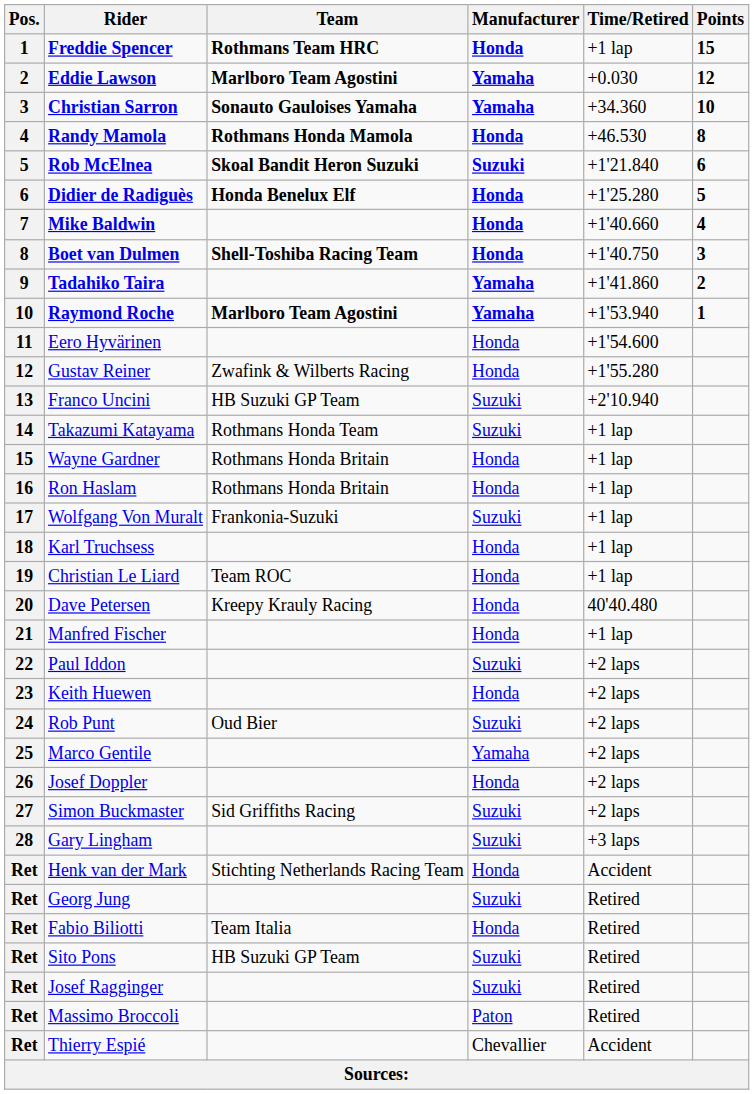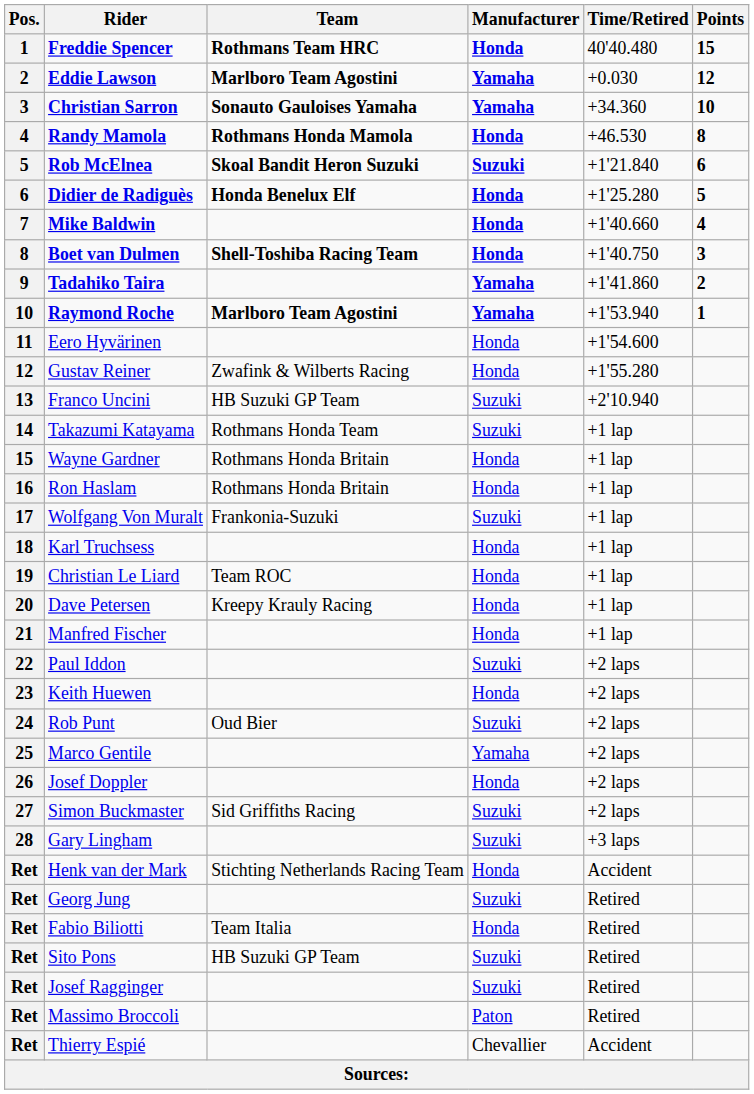(610, 48) +1 lap -> (623, 48) 40'40.480
(623, 605) 40'40.480 -> (610, 605) +1 lap
